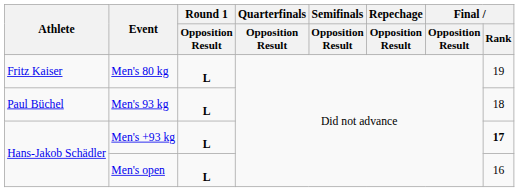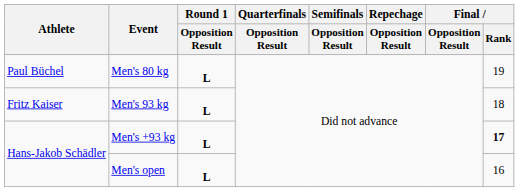(35, 71) Fritz Kaiser -> (35, 71) Paul Büchel
(35, 104) Paul Büchel -> (35, 104) Fritz Kaiser
